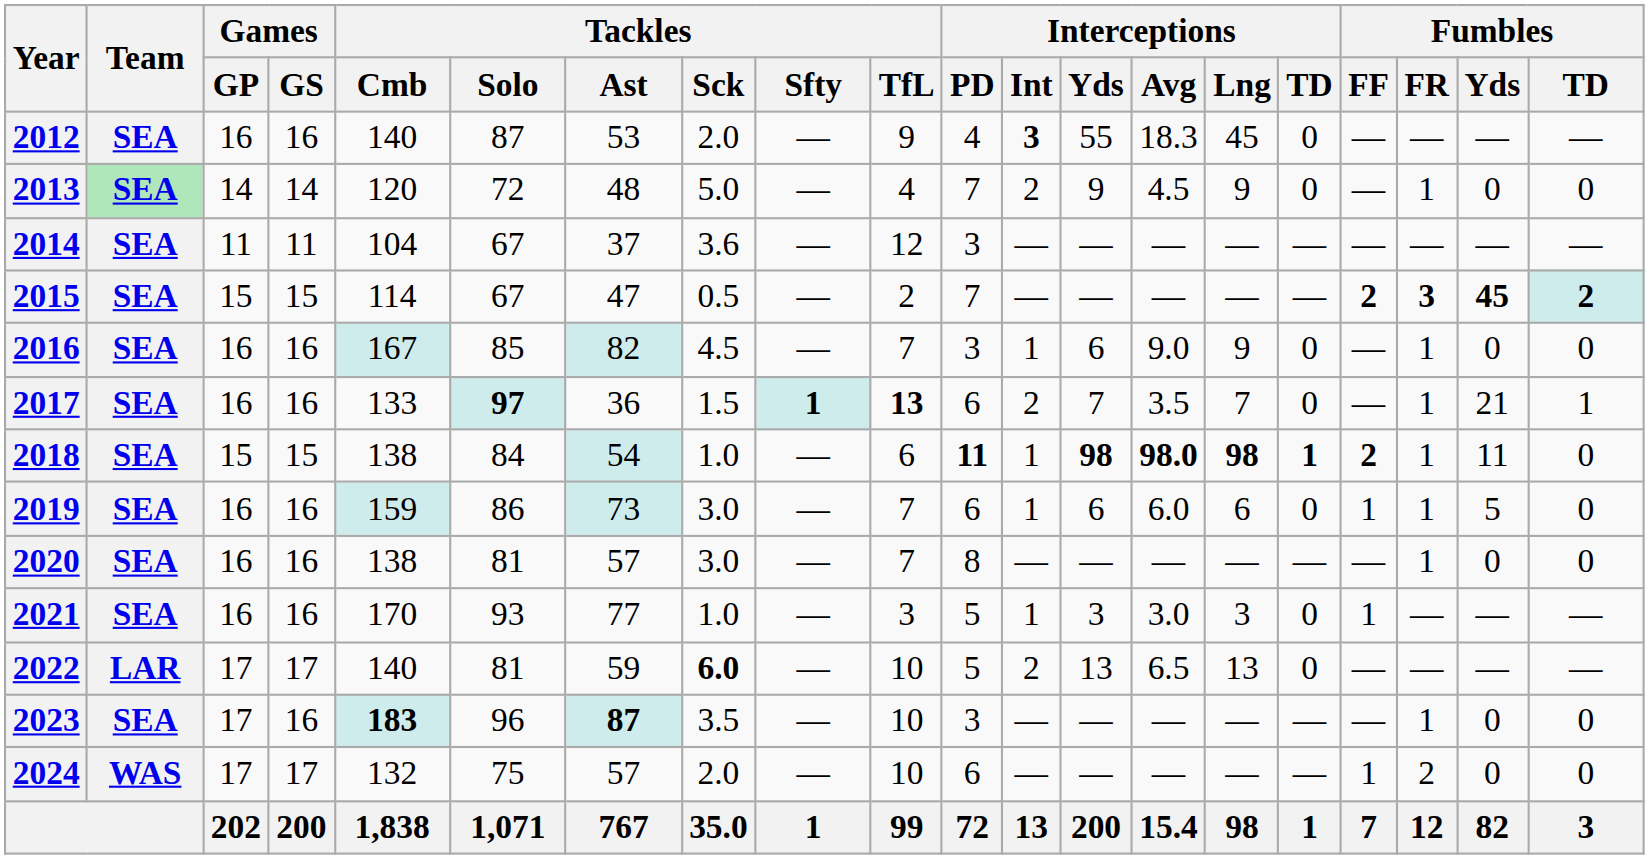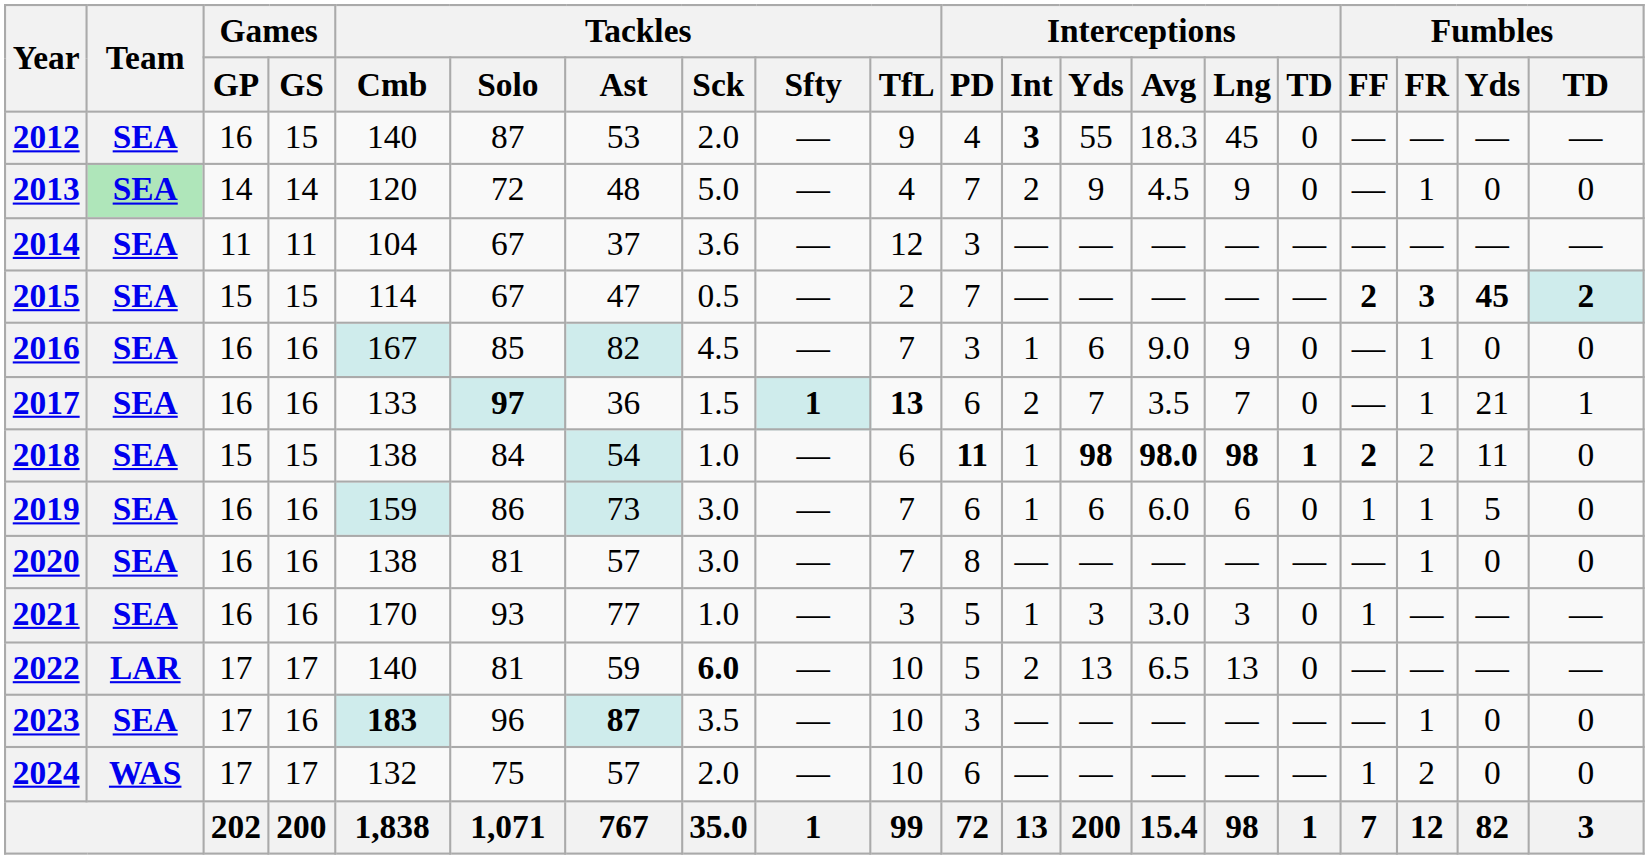(301, 137) 16 -> (301, 137) 15
(1427, 455) 1 -> (1427, 455) 2
